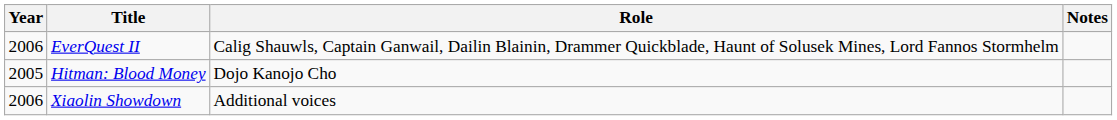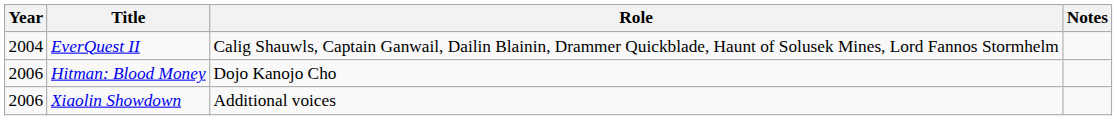(26, 45) 2006 -> (26, 45) 2004
(26, 73) 2005 -> (26, 73) 2006
